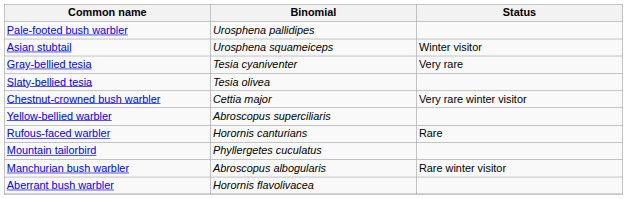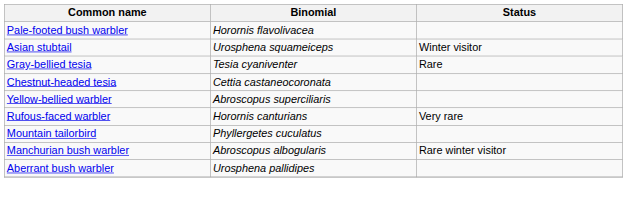(264, 30) Urosphena pallidipes -> (263, 30) Horornis flavolivacea
(441, 64) Very rare -> (431, 64) Rare
- row: (49, 82)
- row: (84, 99)
+ row: (62, 82)
(431, 133) Rare -> (441, 116) Very rare
(263, 185) Horornis flavolivacea -> (264, 168) Urosphena pallidipes
